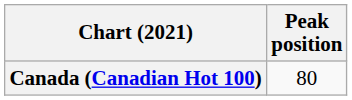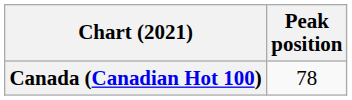(307, 77) 80 -> (307, 77) 78
